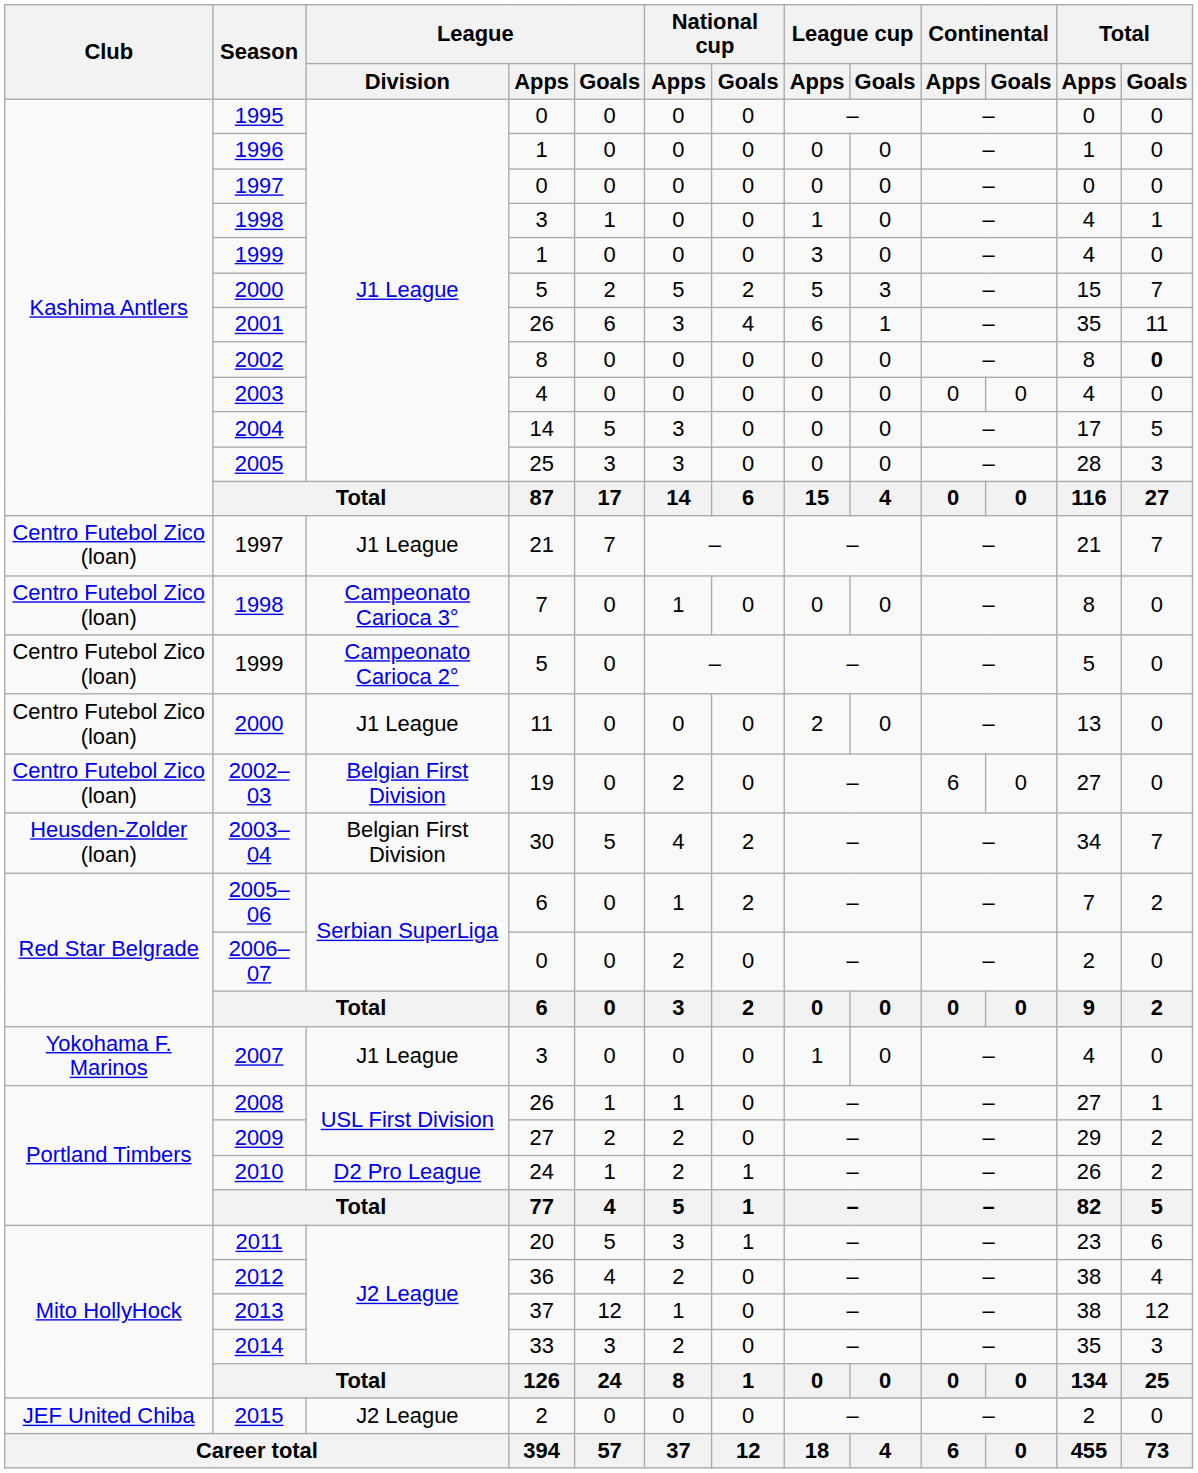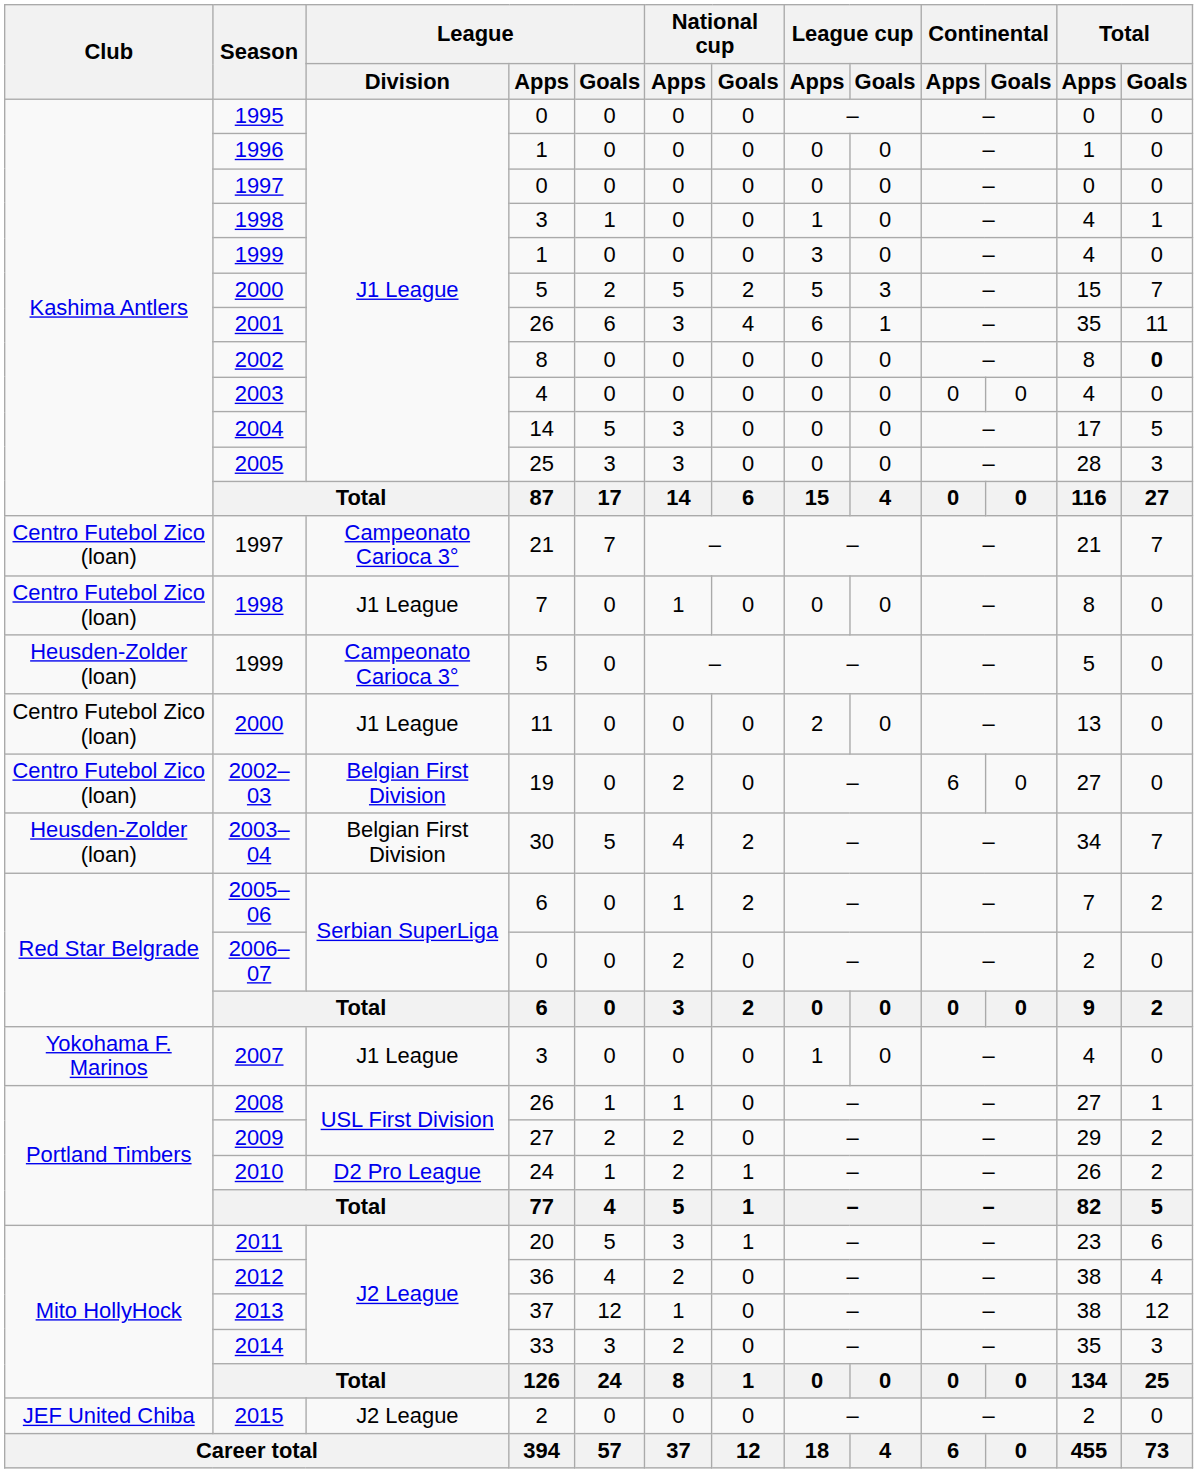(407, 545) J1 League -> (407, 545) Campeonato Carioca 3°
(407, 604) Campeonato Carioca 3° -> (407, 604) J1 League
(109, 664) Centro Futebol Zico (loan) -> (109, 664) Heusden-Zolder (loan)
(407, 664) Campeonato Carioca 2° -> (407, 664) Campeonato Carioca 3°
